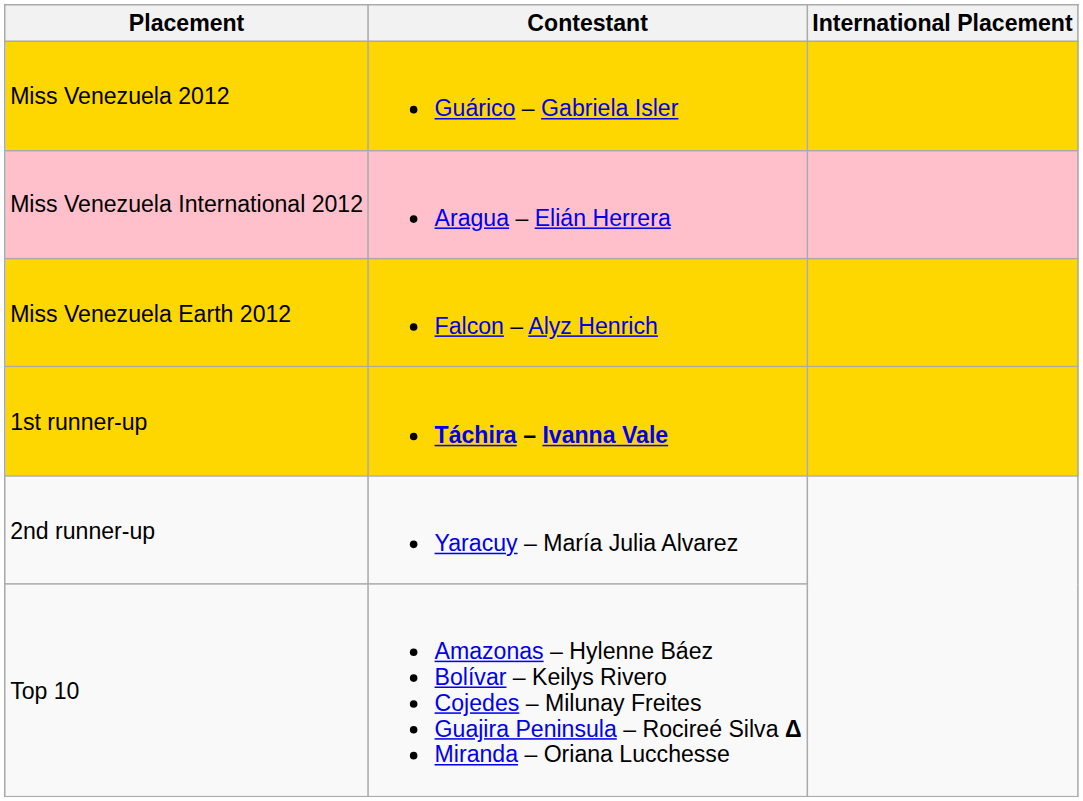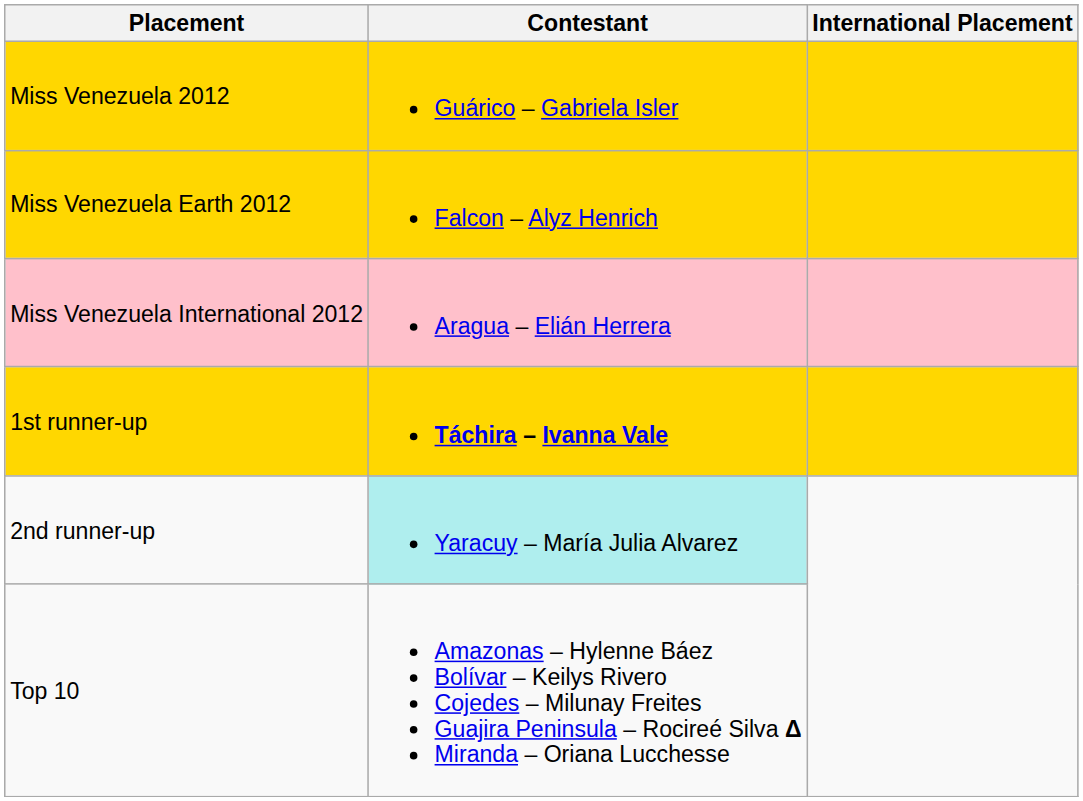rows swapped: (187, 204) <-> (151, 313)
(588, 543) no background -> (588, 543) paleturquoise background
